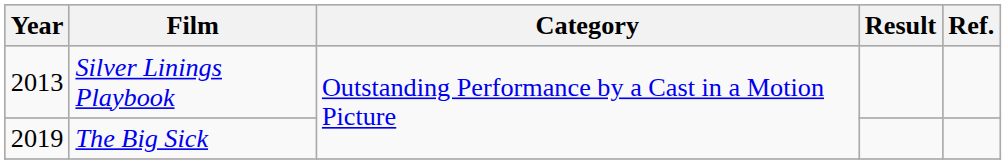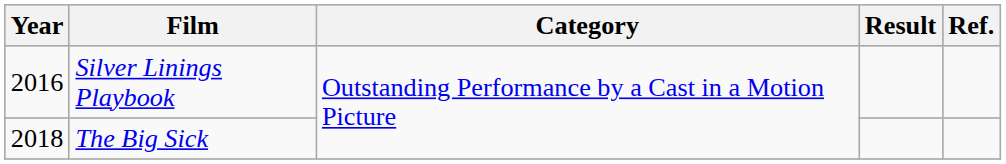(37, 81) 2013 -> (37, 81) 2016
(37, 138) 2019 -> (37, 138) 2018
